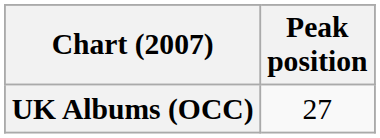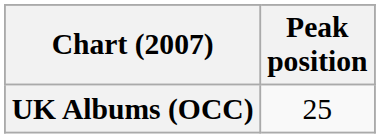(317, 108) 27 -> (317, 108) 25
